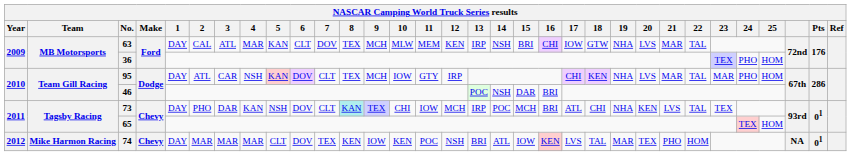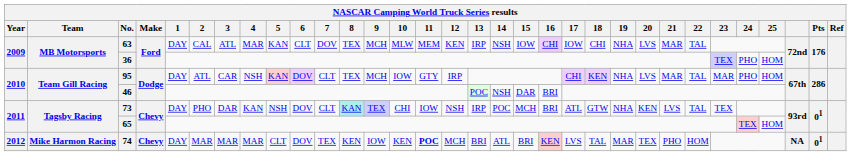(526, 44) BRI -> (526, 44) IOW
(598, 44) GTW -> (598, 44) CHI
(455, 108) MCH -> (455, 108) NSH
(598, 108) CHI -> (598, 108) GTW
(429, 141) normal -> (429, 141) bold
(455, 141) NSH -> (455, 141) MCH
(526, 141) IOW -> (526, 141) BRI
